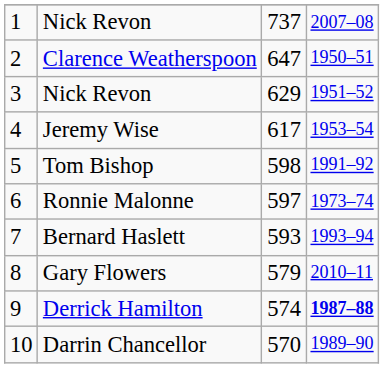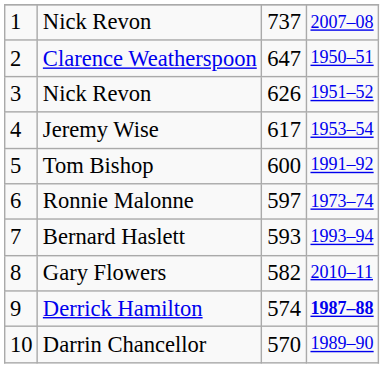(284, 93) 629 -> (284, 93) 626
(284, 165) 598 -> (284, 165) 600
(284, 272) 579 -> (284, 272) 582
